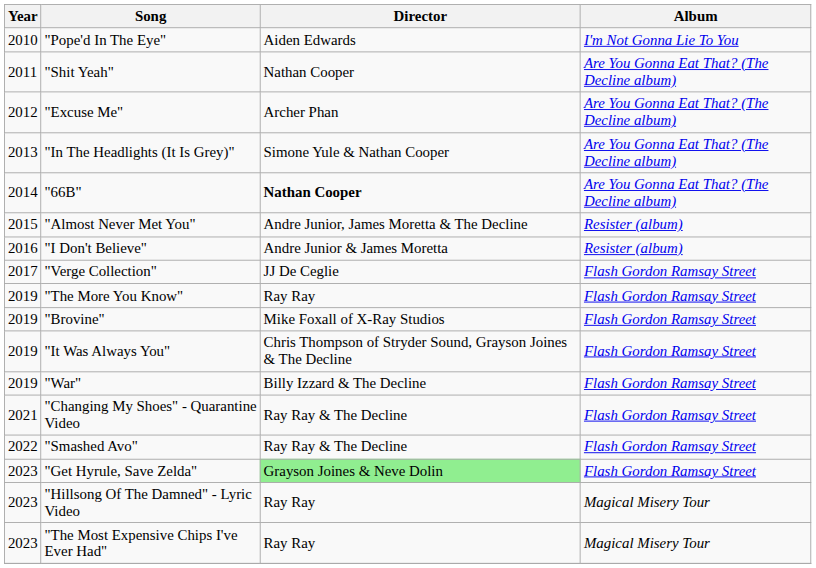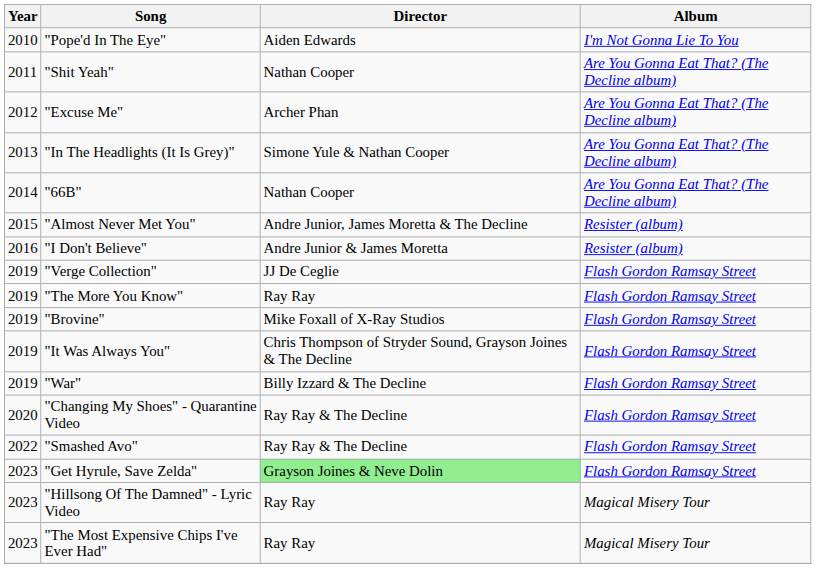(313, 192) bold -> (309, 192) normal
(23, 272) 2017 -> (23, 272) 2019
(23, 415) 2021 -> (23, 415) 2020
